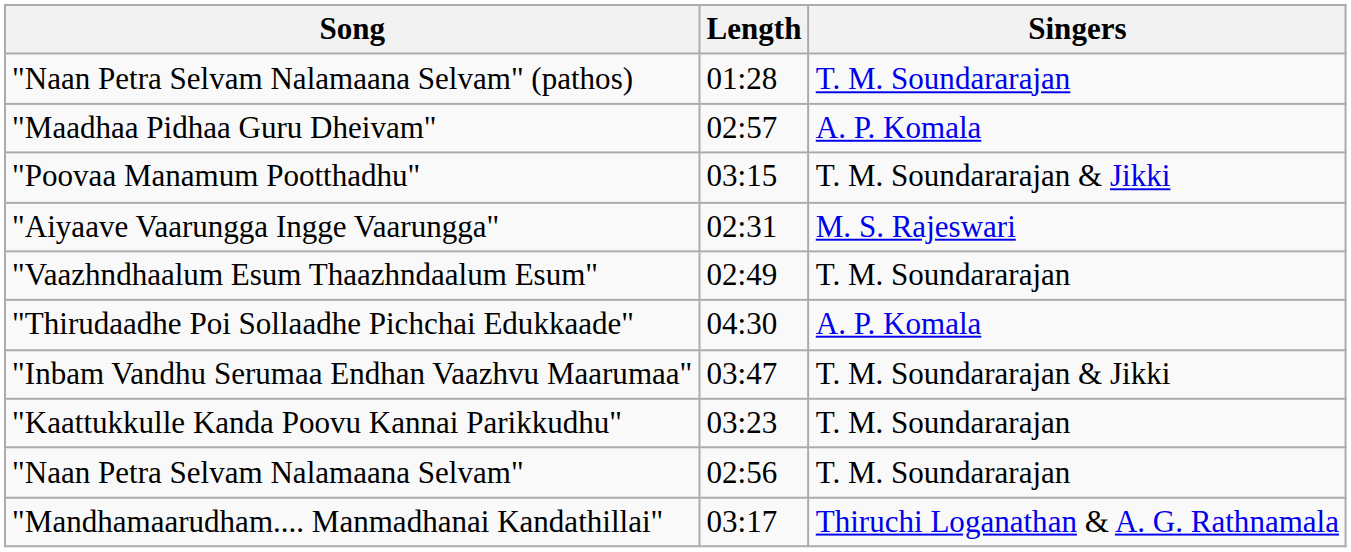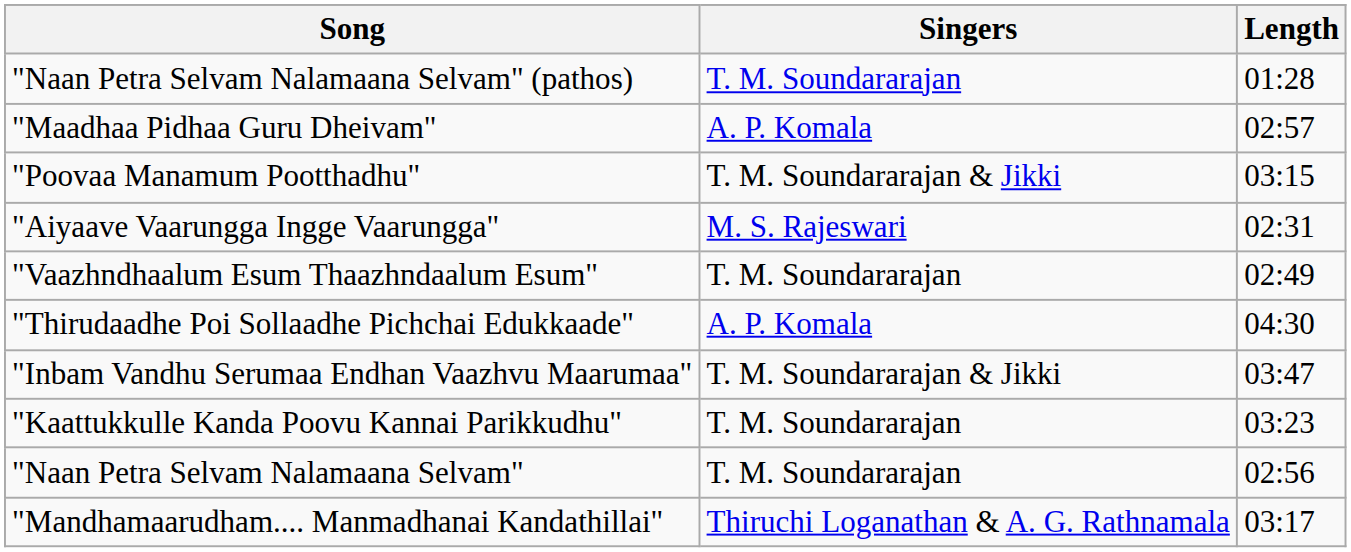columns swapped: (1077, 29) <-> (754, 29)
